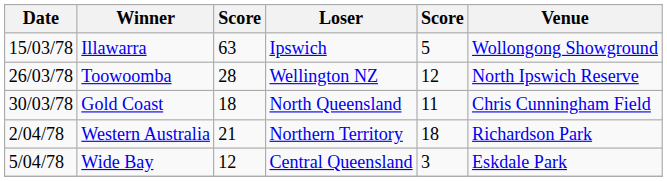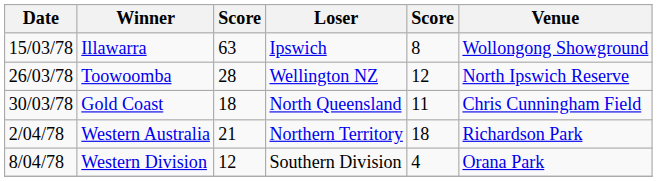(425, 47) 5 -> (416, 47) 8
- row: (117, 162)
+ row: (144, 162)
